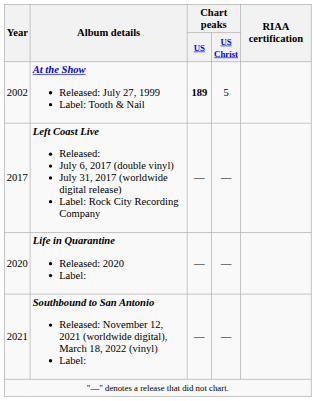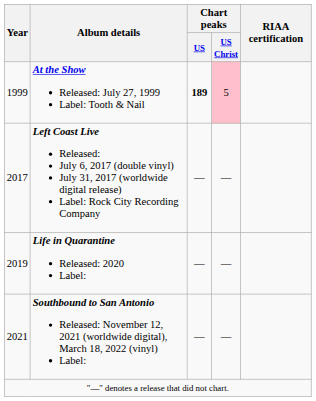(17, 92) 2002 -> (17, 92) 1999
(226, 92) no background -> (226, 92) pink background
(17, 263) 2020 -> (17, 263) 2019
